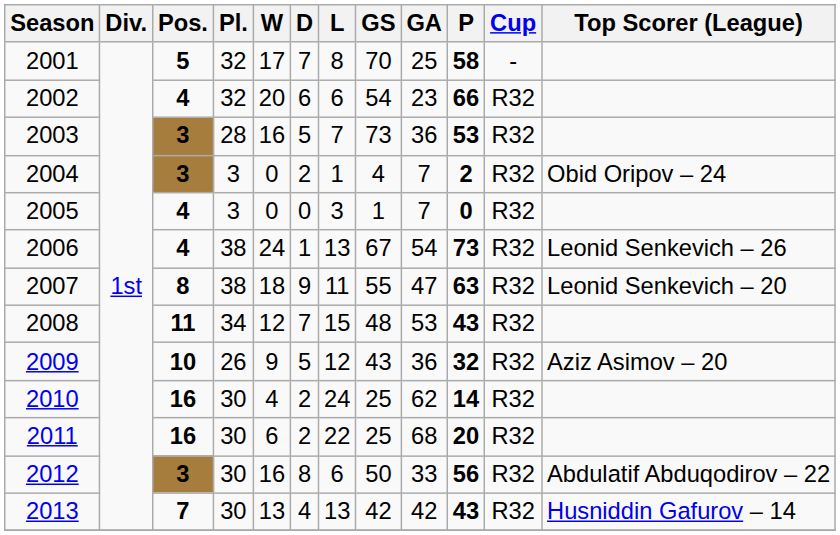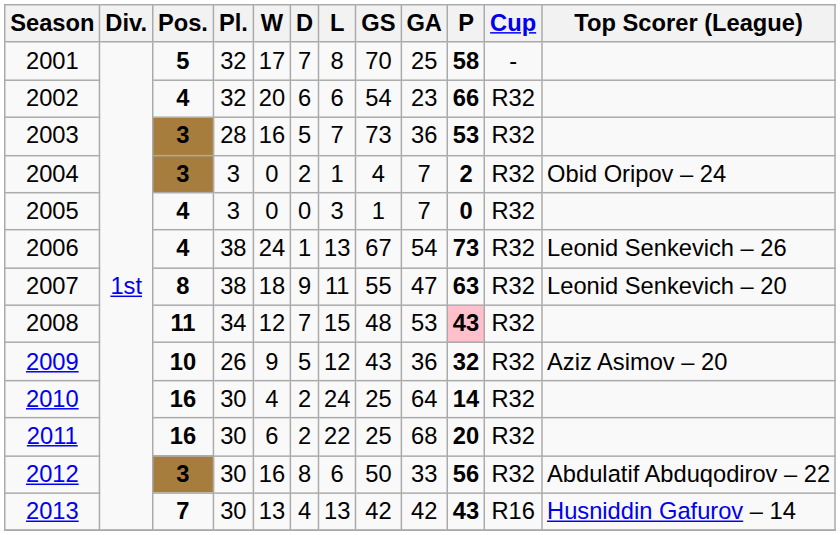(466, 323) no background -> (466, 323) pink background
(424, 398) 62 -> (424, 398) 64
(513, 511) R32 -> (513, 511) R16
